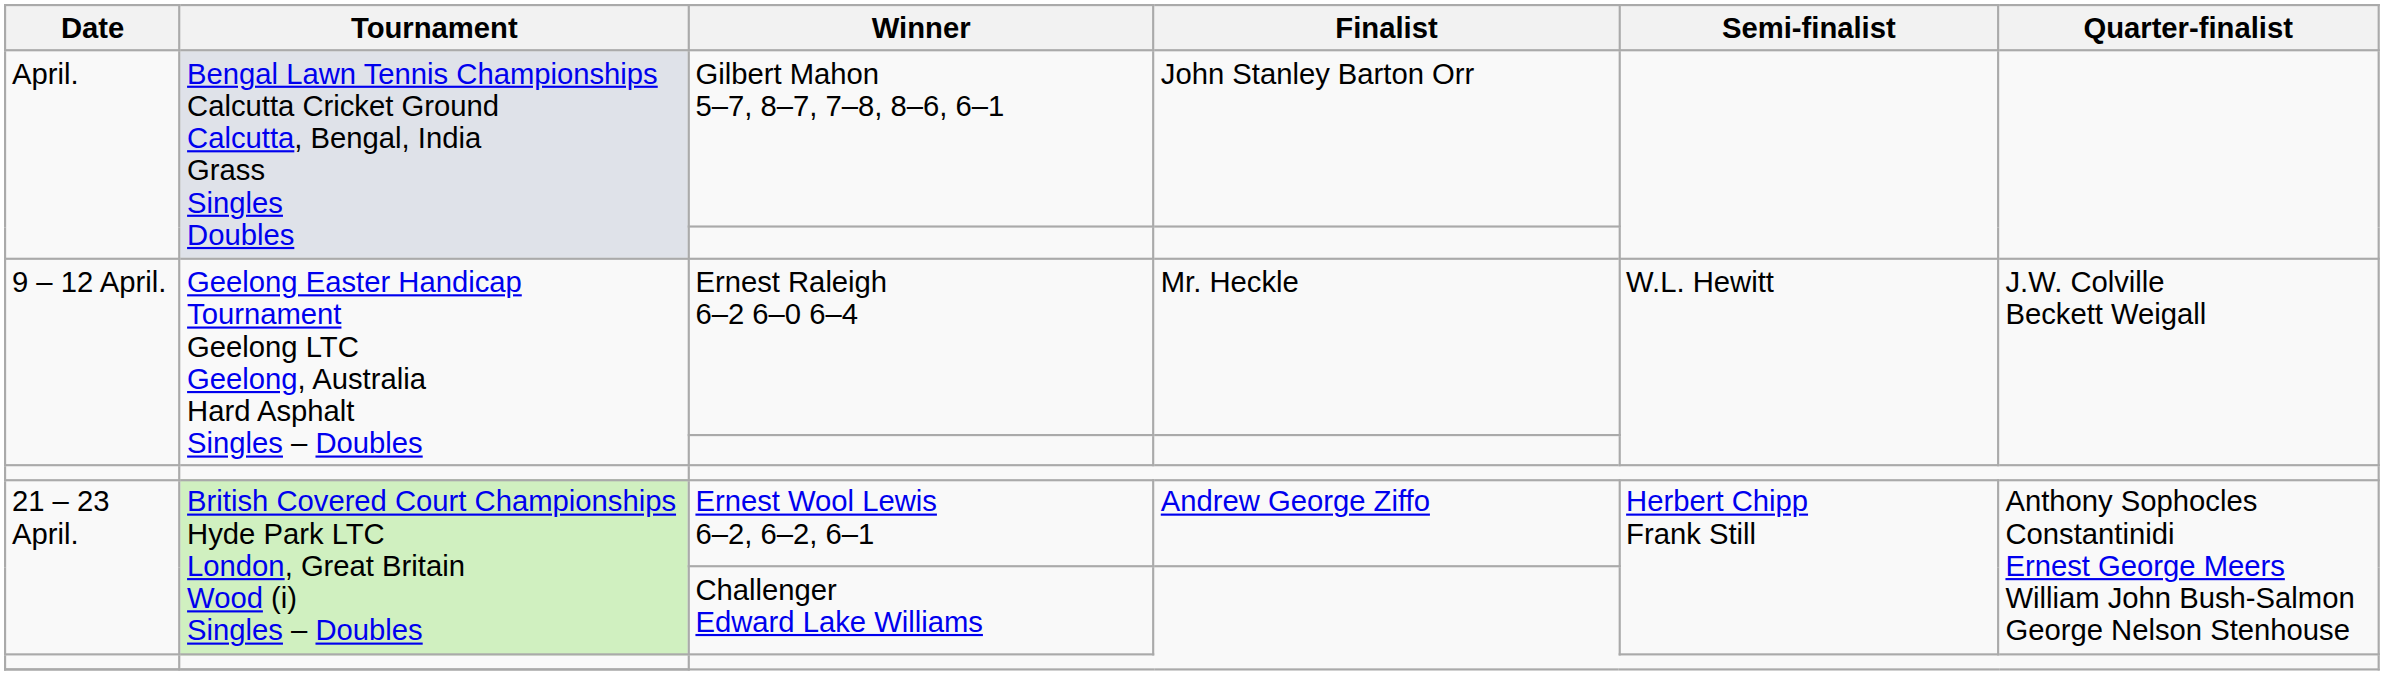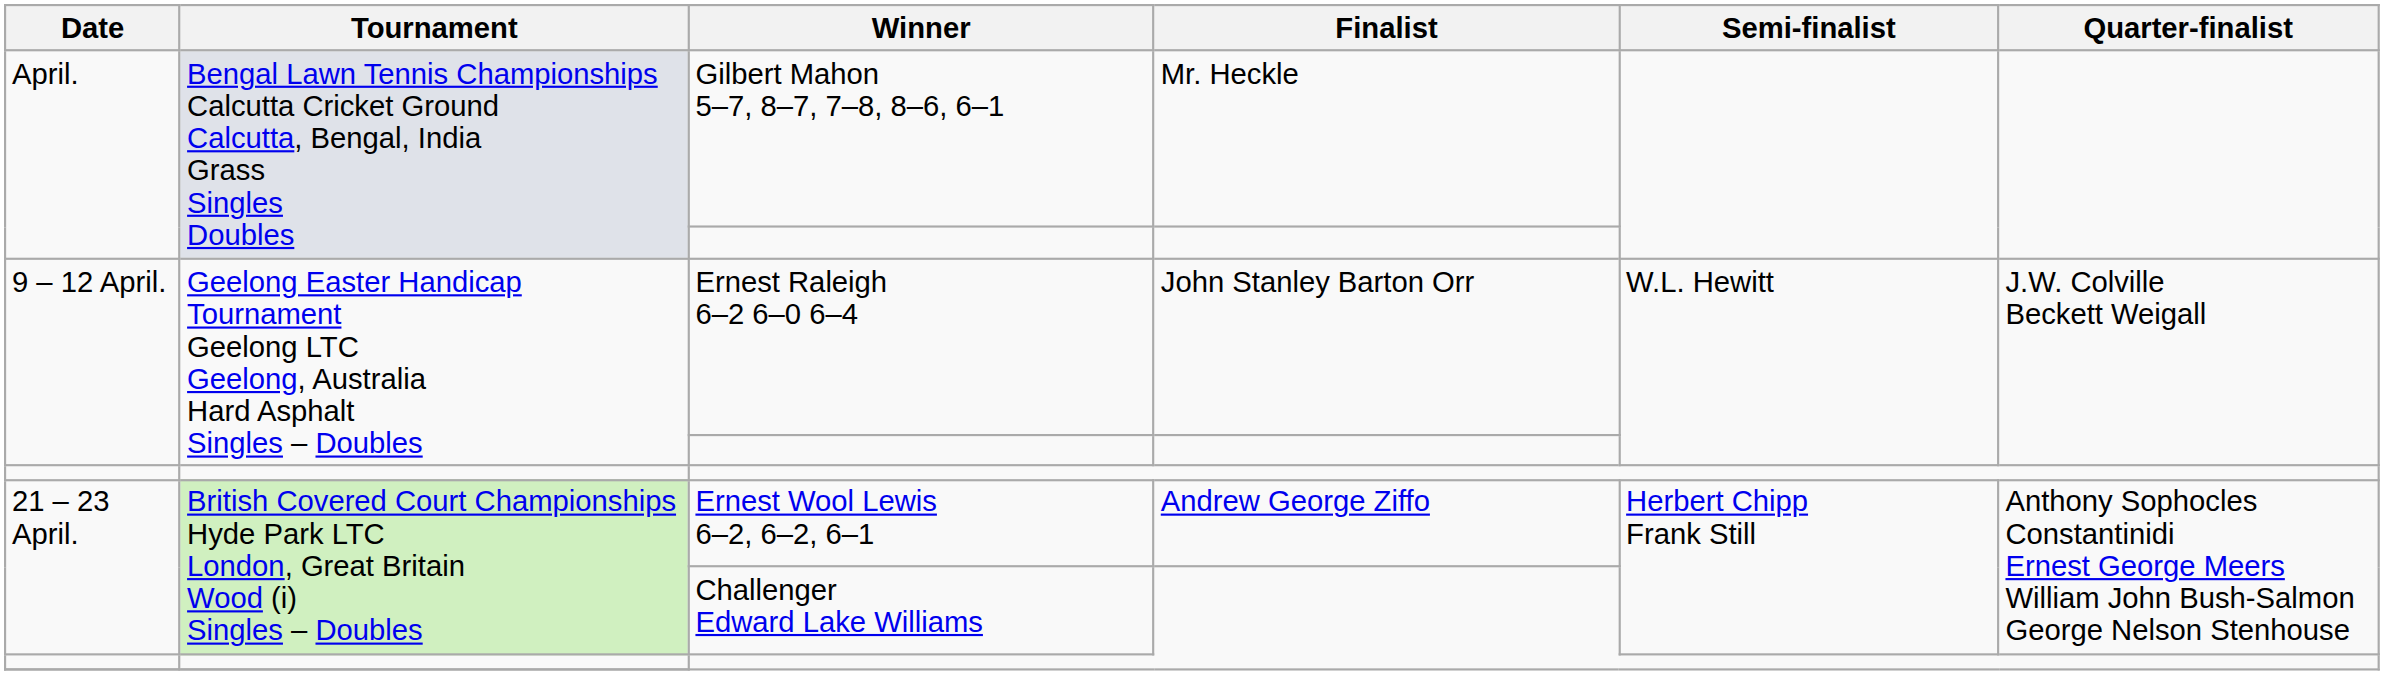(1318, 74) John Stanley Barton Orr -> (1230, 74) Mr. Heckle
(1230, 281) Mr. Heckle -> (1318, 281) John Stanley Barton Orr
